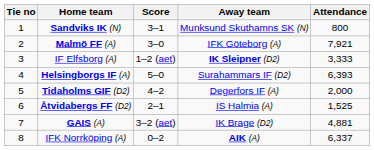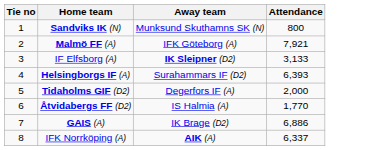- column: (156, 12)
(340, 59) 3,333 -> (296, 59) 3,133
(340, 106) 1,525 -> (296, 106) 1,770
(340, 122) 4,881 -> (296, 122) 6,886
